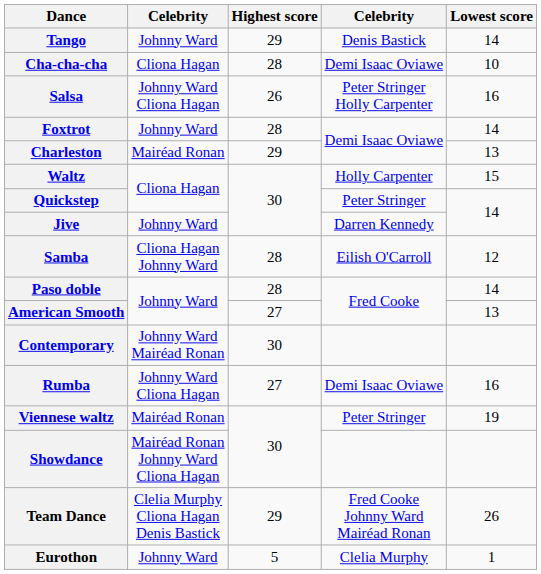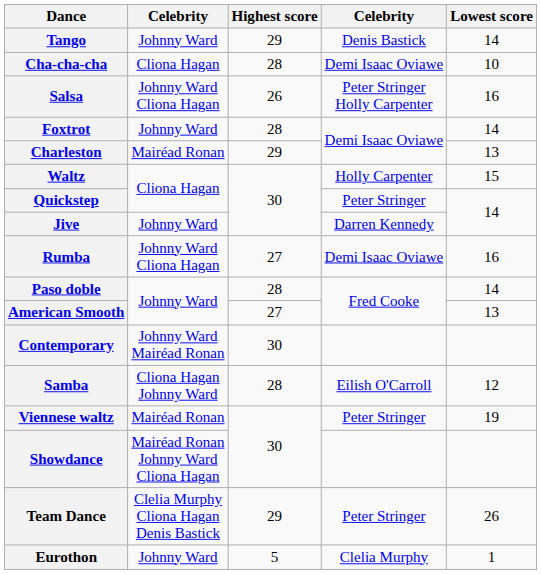rows swapped: (66, 385) <-> (66, 256)
(384, 516) Fred Cooke Johnny Ward Mairéad Ronan -> (384, 516) Peter Stringer
